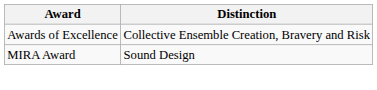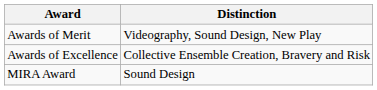+ row: (49, 34)
